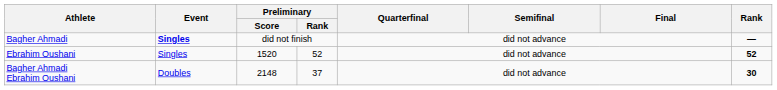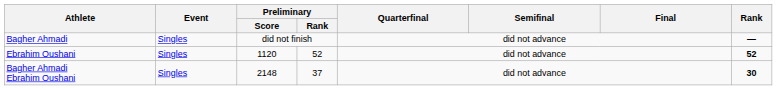(174, 40) bold -> (172, 40) normal
(267, 54) 1520 -> (267, 54) 1120
(174, 73) Doubles -> (172, 73) Singles
